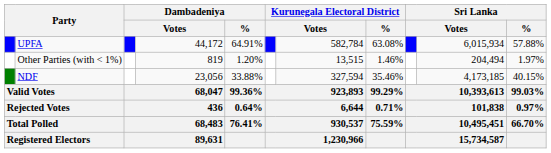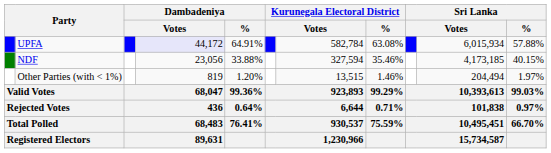(209, 44) no background -> (209, 44) lavender background
rows swapped: (28, 76) <-> (70, 60)
